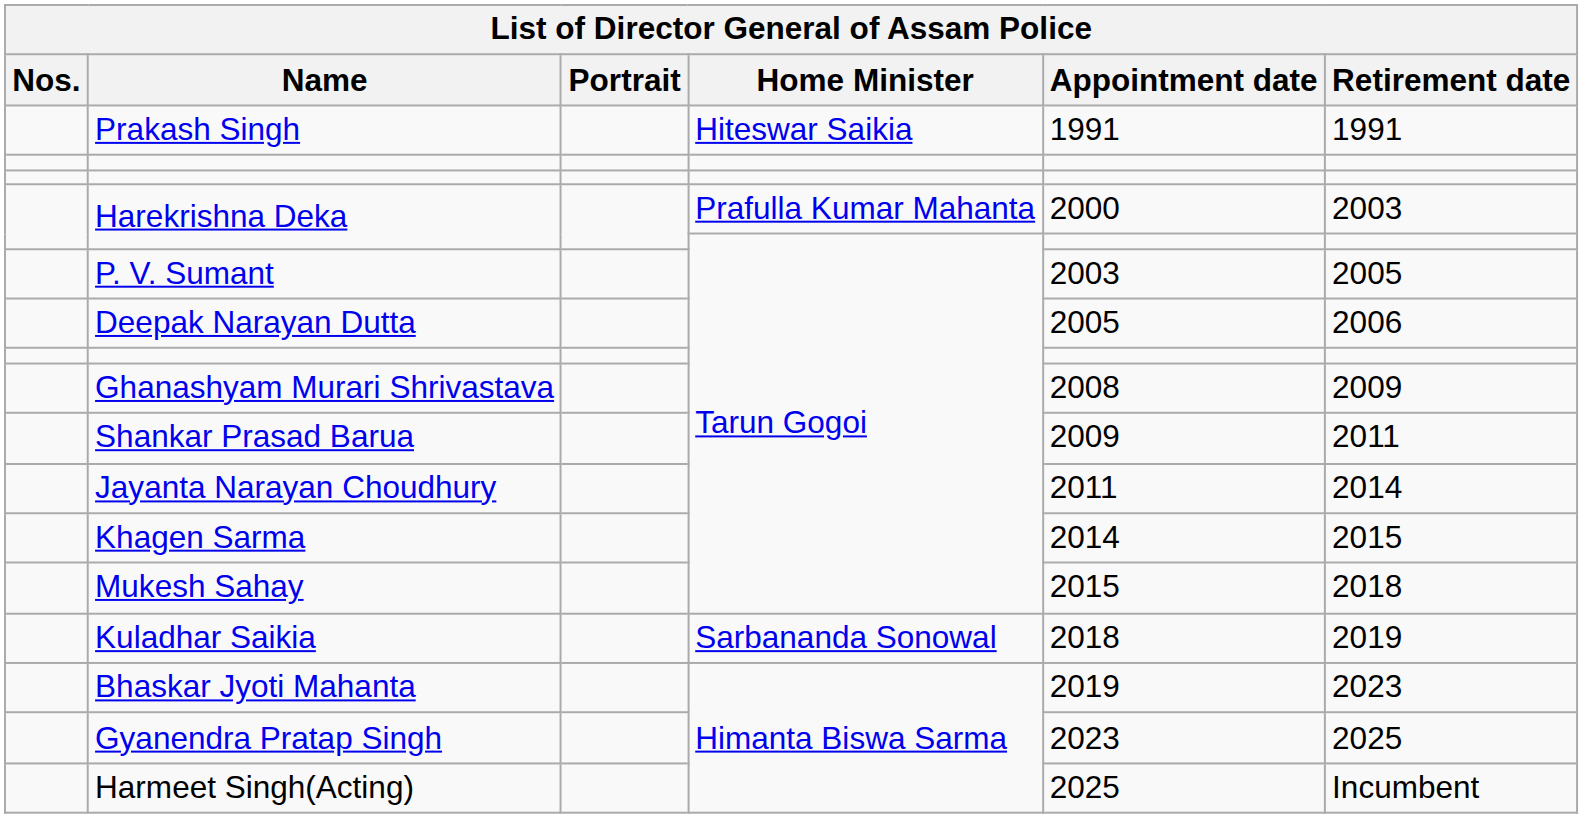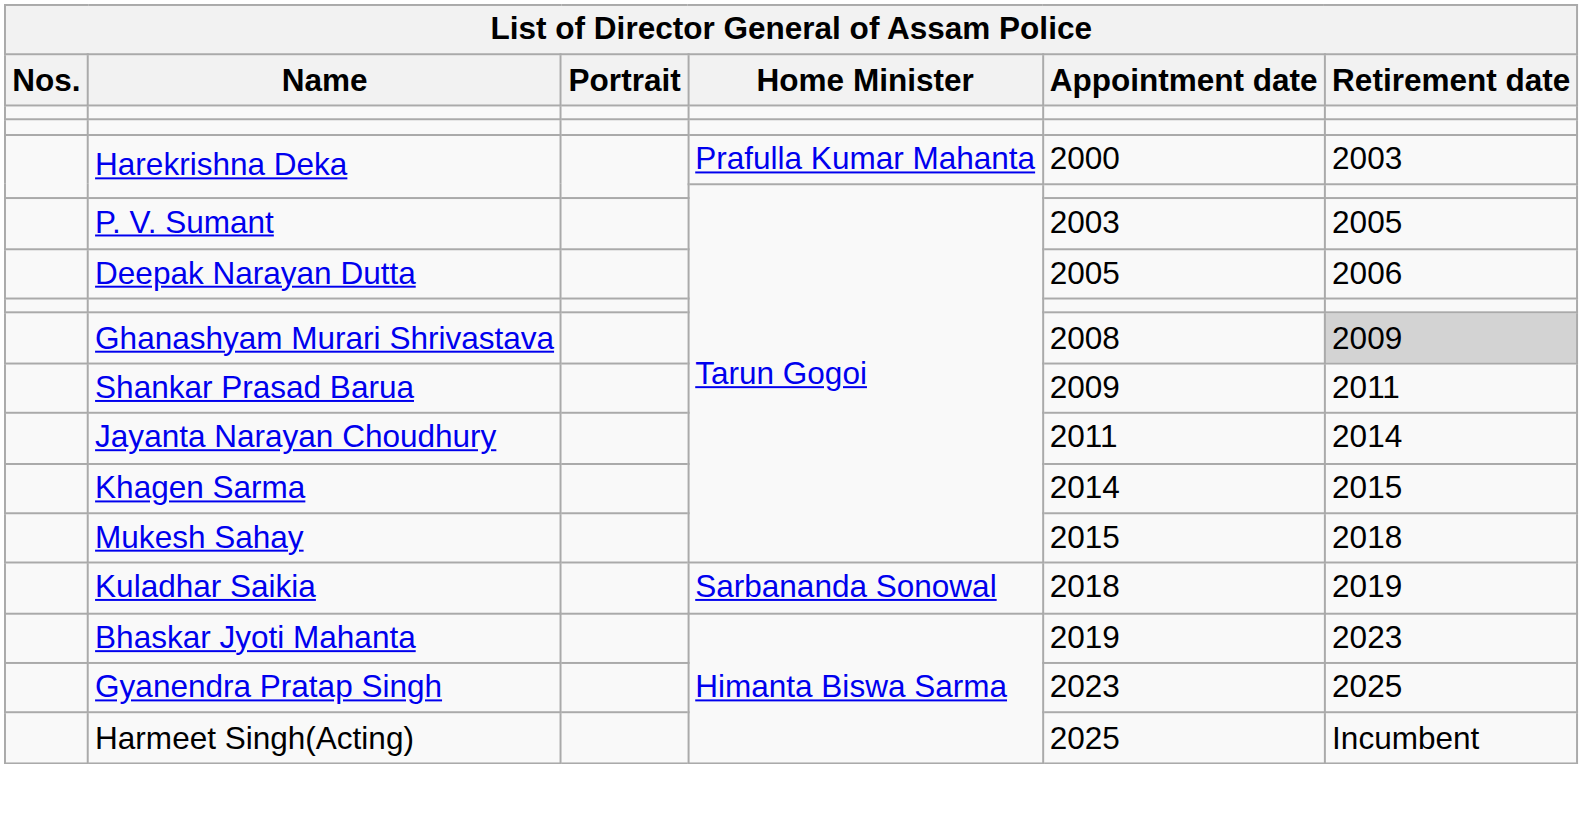- row: (198, 129)
(1367, 387) no background -> (1367, 337) lightgrey background
